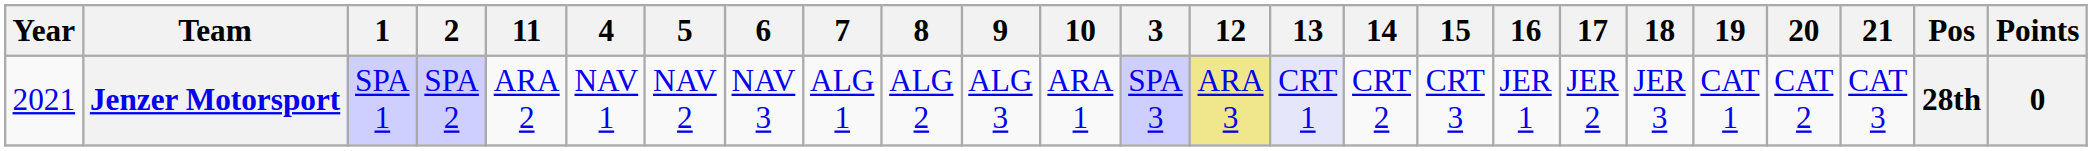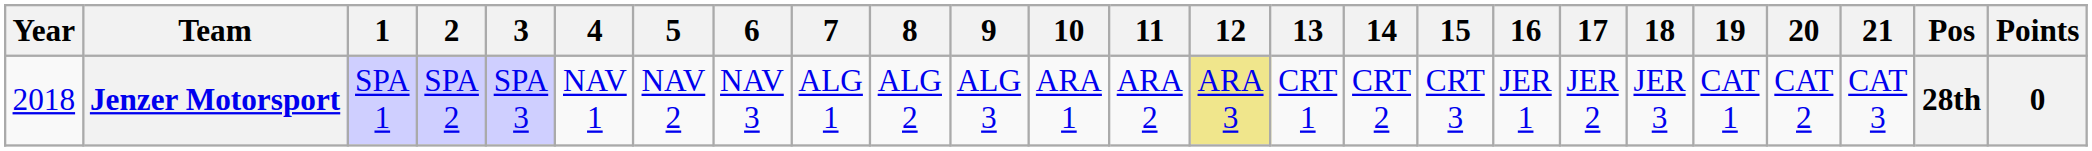columns swapped: (1155, 29) <-> (527, 29)
(44, 99) 2021 -> (44, 99) 2018
(1308, 99) lavender background -> (1308, 99) no background
